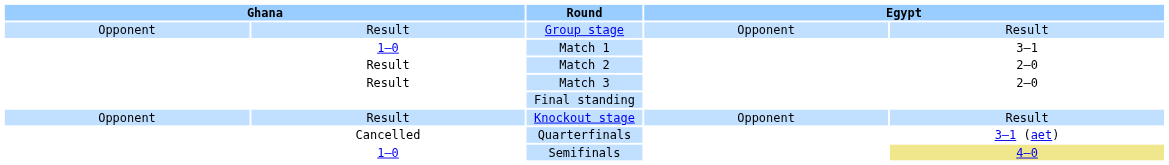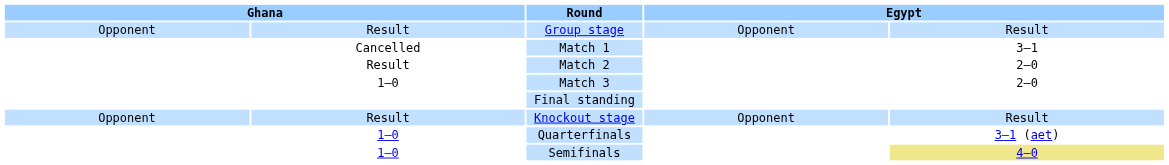(388, 48) 1–0 -> (388, 48) Cancelled
(388, 83) Result -> (388, 83) 1–0
(388, 135) Cancelled -> (388, 135) 1–0
